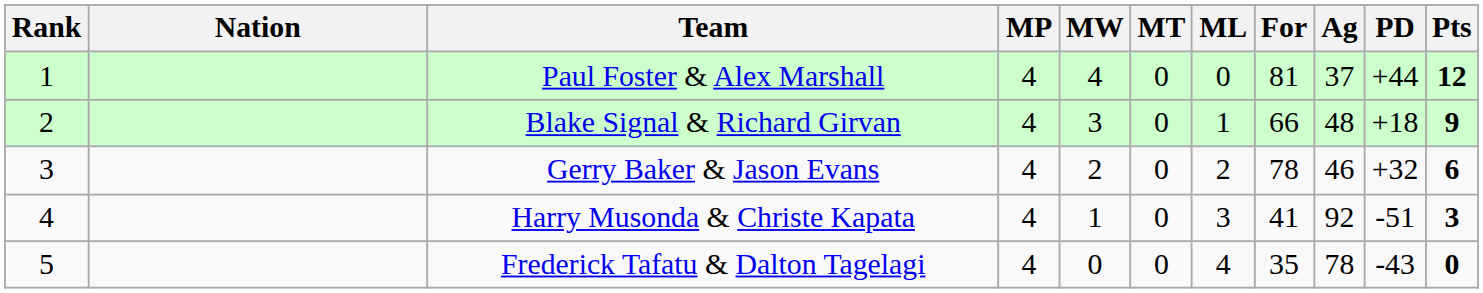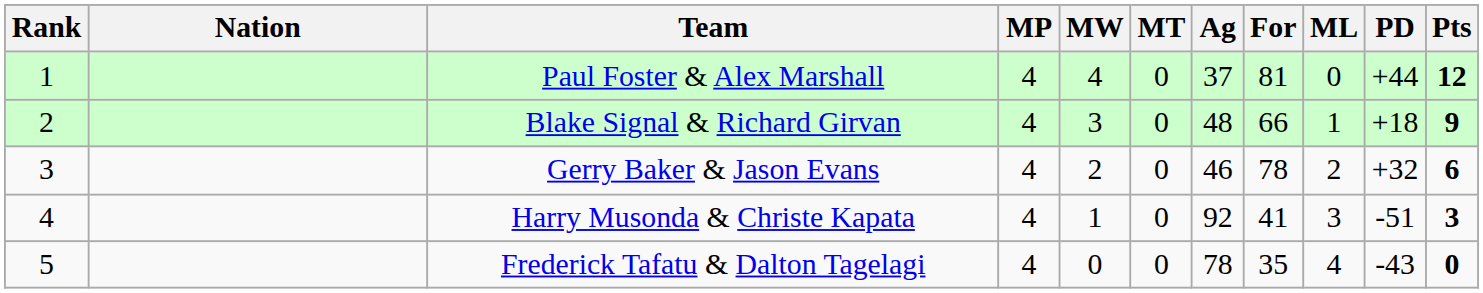columns swapped: (1223, 28) <-> (1339, 28)
